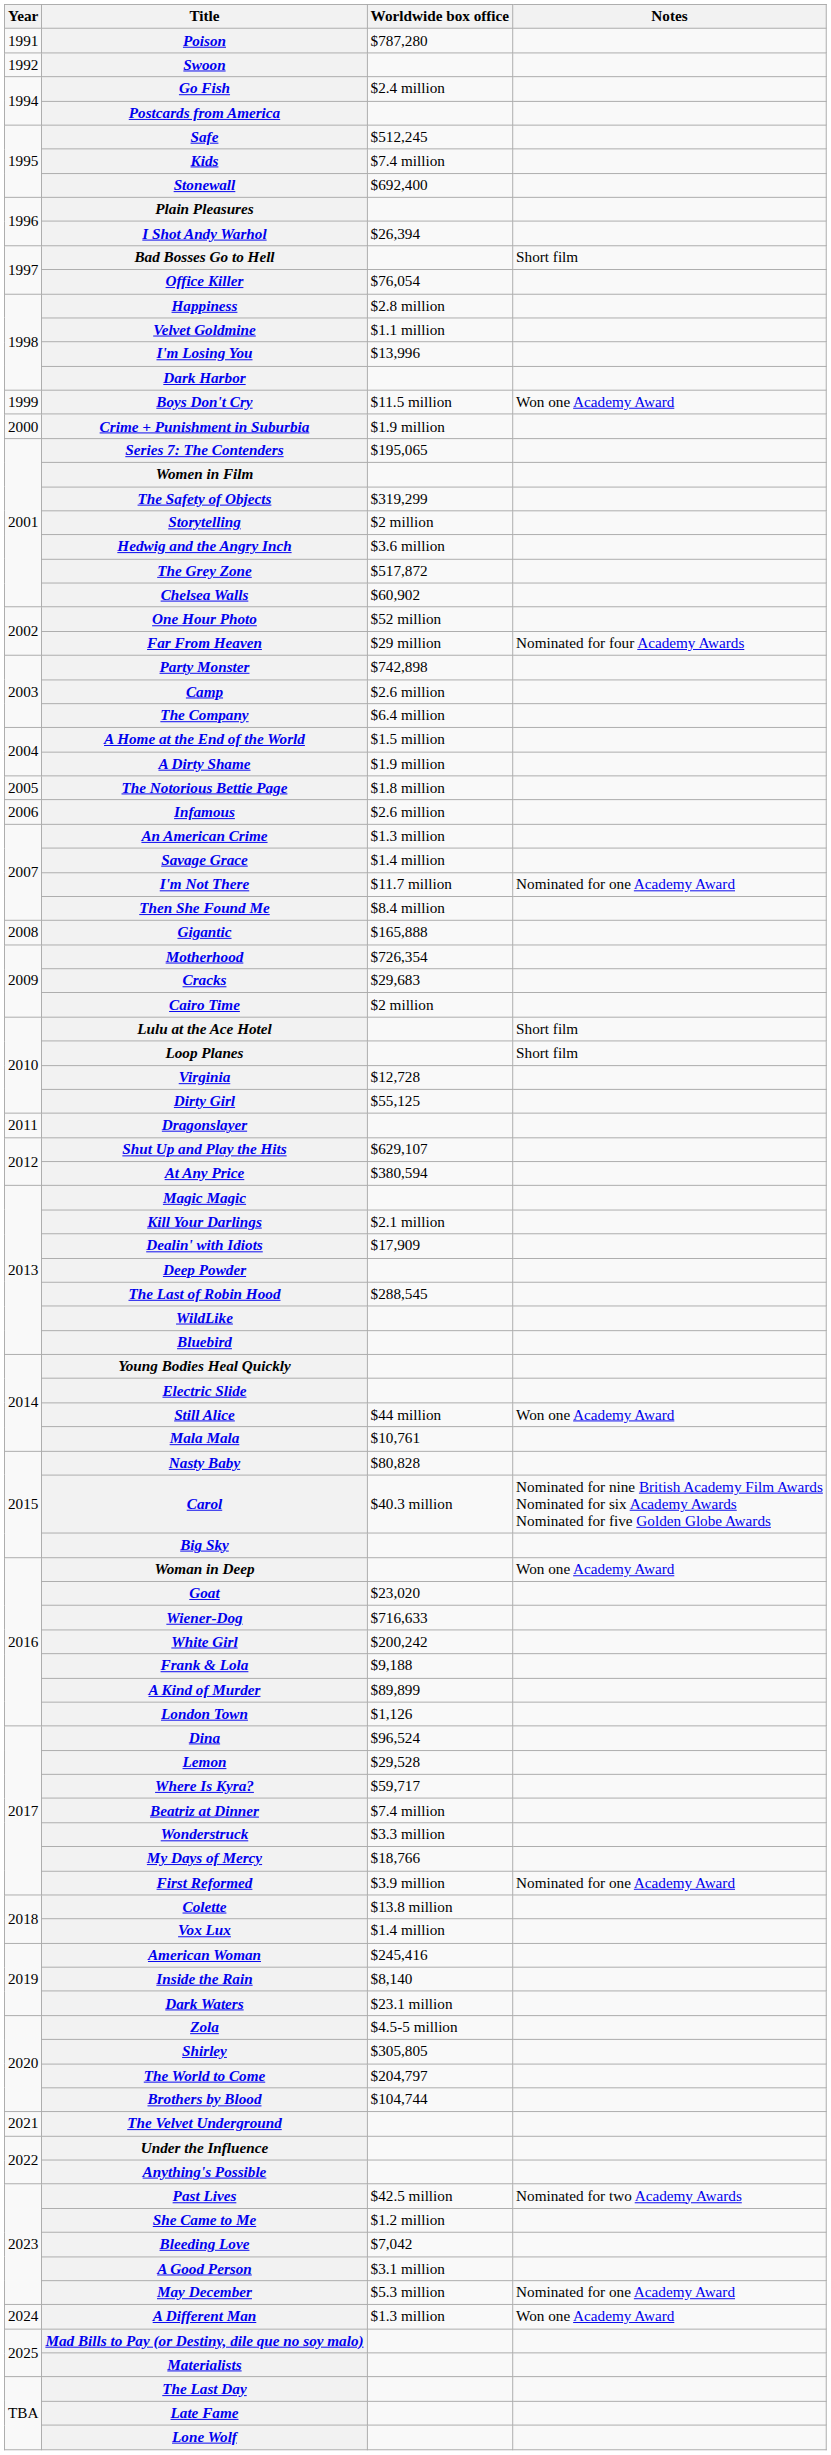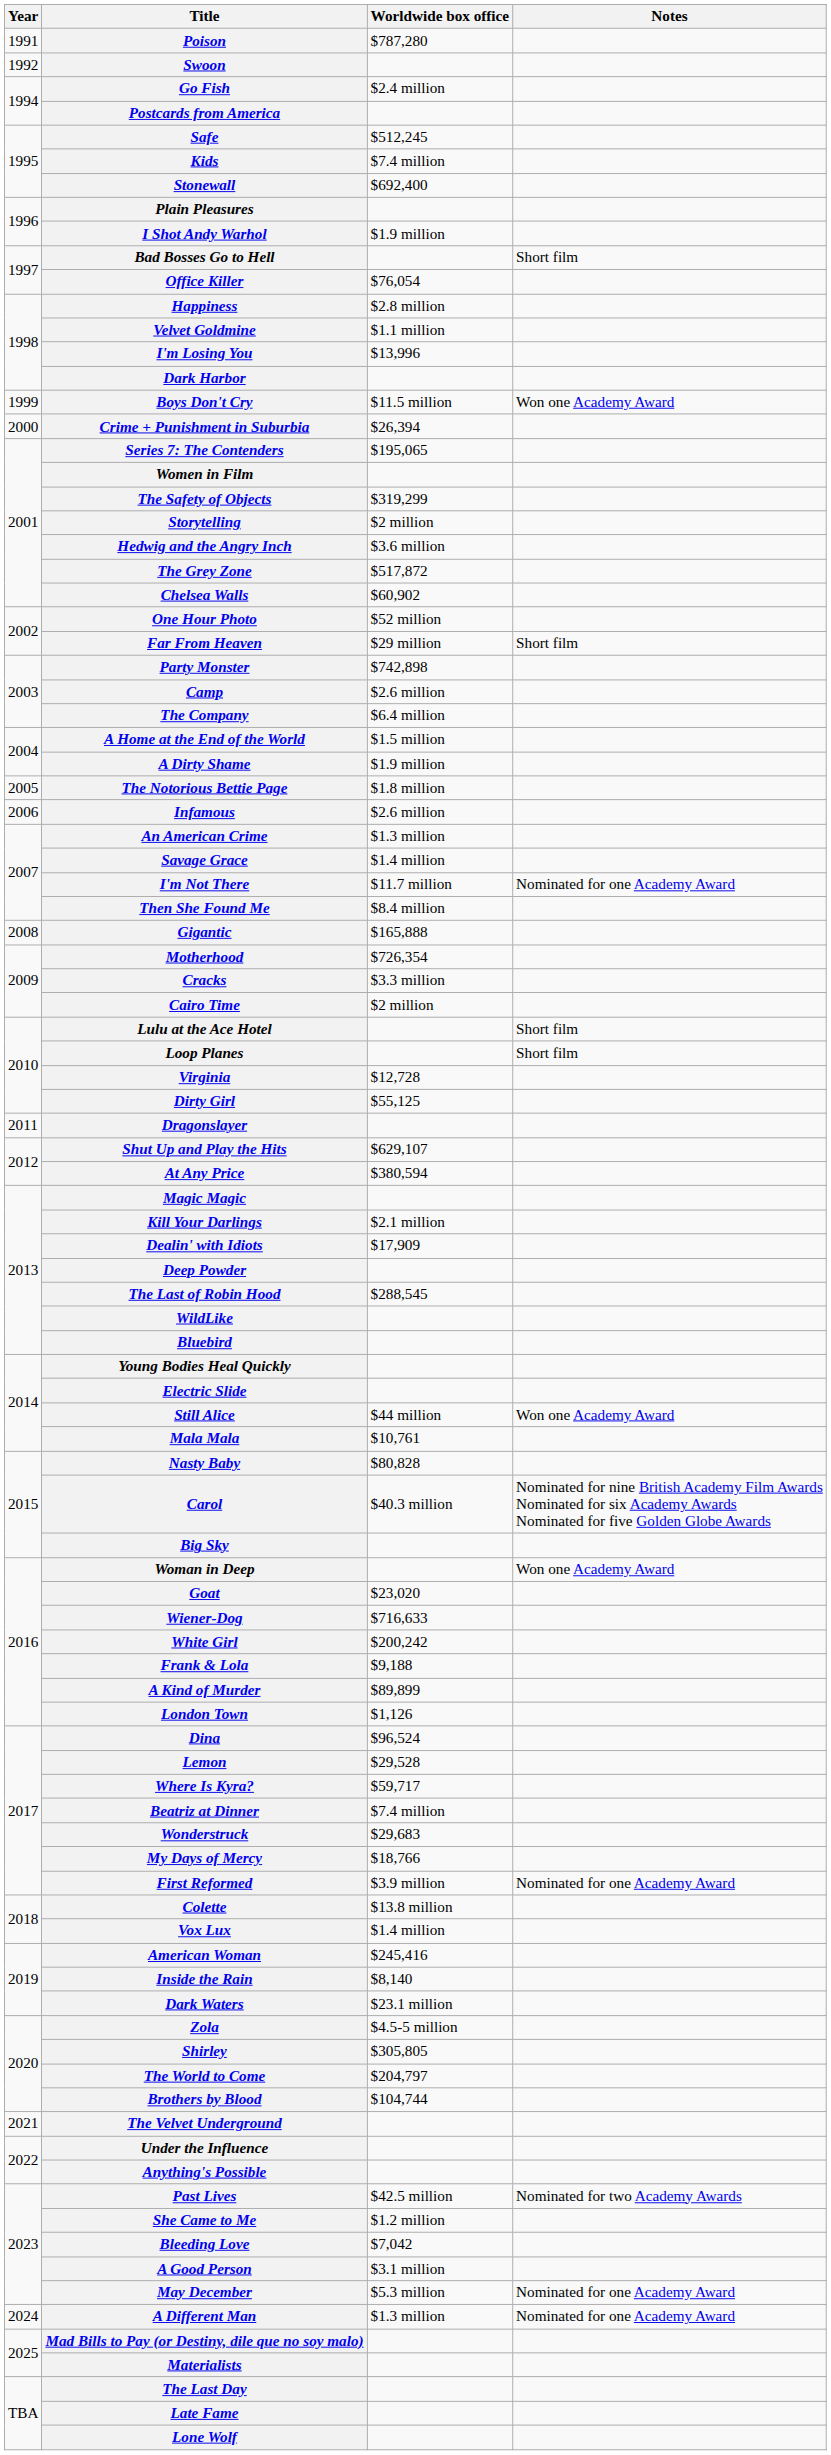(395, 233) $26,394 -> (408, 233) $1.9 million
(408, 426) $1.9 million -> (395, 426) $26,394
(630, 643) Nominated for four Academy Awards -> (547, 643) Short film
(395, 980) $29,683 -> (408, 980) $3.3 million
(408, 1834) $3.3 million -> (395, 1834) $29,683
(595, 2316) Won one Academy Award -> (626, 2316) Nominated for one Academy Award
